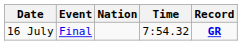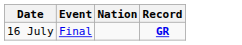- column: (166, 13)
